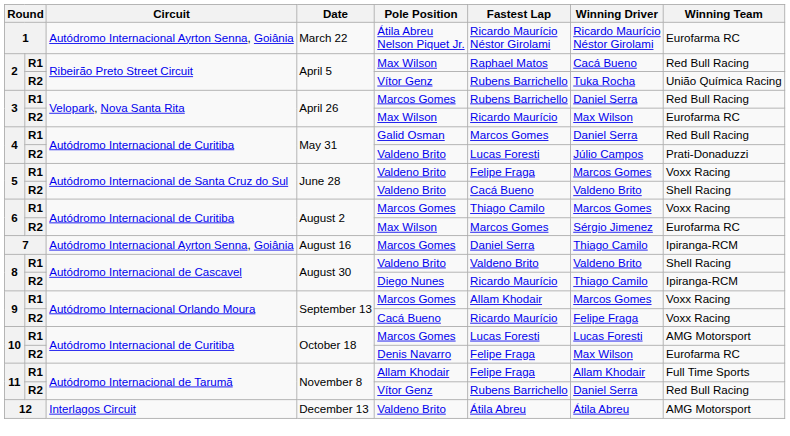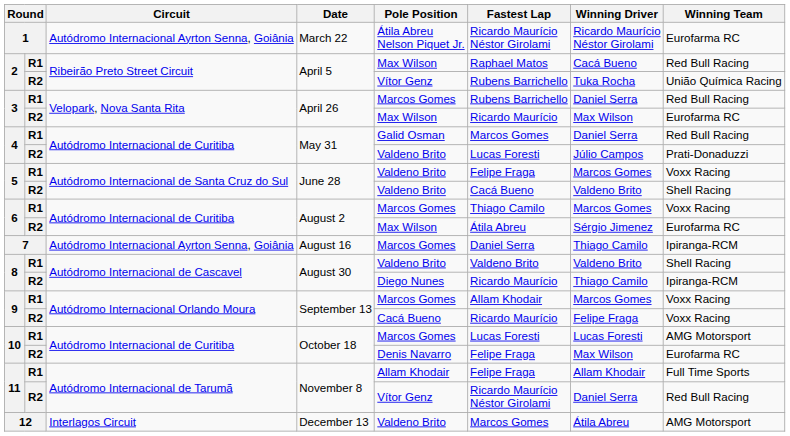(509, 226) Marcos Gomes -> (498, 226) Átila Abreu
(519, 390) Rubens Barrichello -> (514, 397) Ricardo Maurício Néstor Girolami
(498, 409) Átila Abreu -> (509, 421) Marcos Gomes
